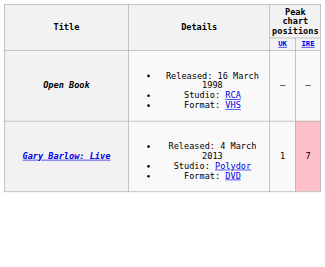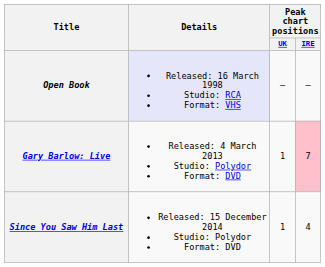(199, 91) no background -> (199, 91) lavender background
+ row: (66, 227)
